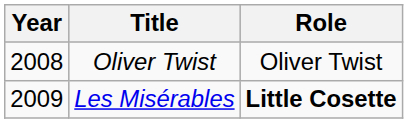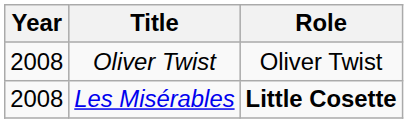(37, 99) 2009 -> (37, 99) 2008
